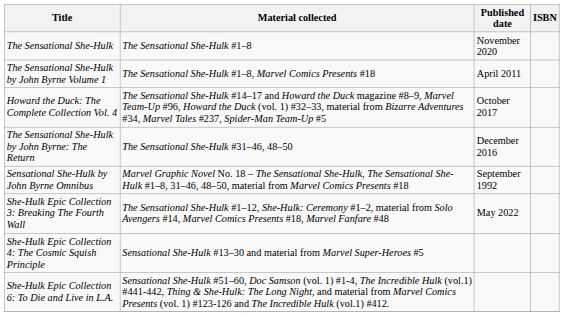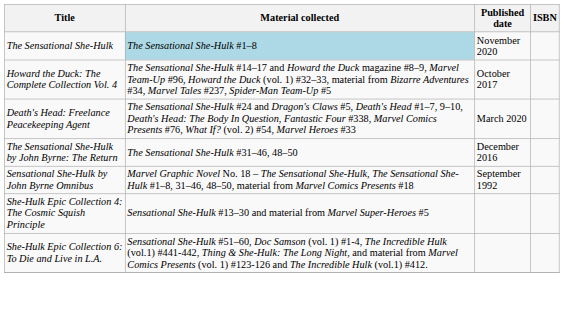(187, 46) no background -> (192, 46) lightblue background
- row: (60, 73)
+ row: (58, 118)
- row: (59, 213)
